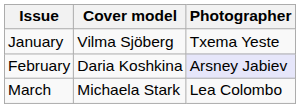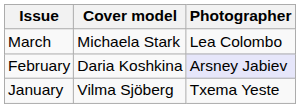rows swapped: (36, 41) <-> (30, 90)
